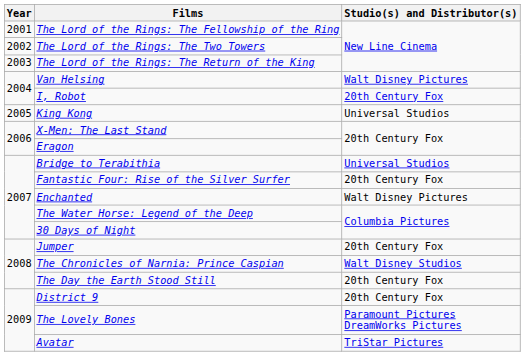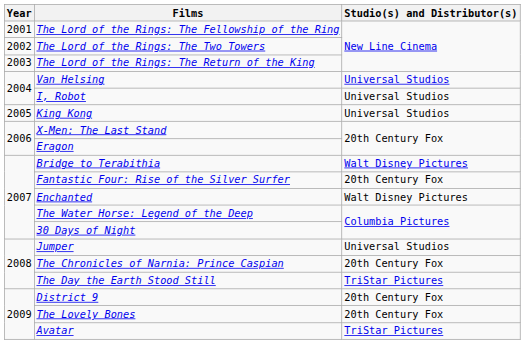(406, 80) Walt Disney Pictures -> (397, 80) Universal Studios
(394, 96) 20th Century Fox -> (397, 96) Universal Studios
(397, 163) Universal Studios -> (406, 163) Walt Disney Pictures
(394, 247) 20th Century Fox -> (397, 247) Universal Studios
(403, 264) Walt Disney Studios -> (394, 264) 20th Century Fox
(394, 281) 20th Century Fox -> (394, 281) TriStar Pictures
(403, 320) Paramount Pictures DreamWorks Pictures -> (394, 314) 20th Century Fox
